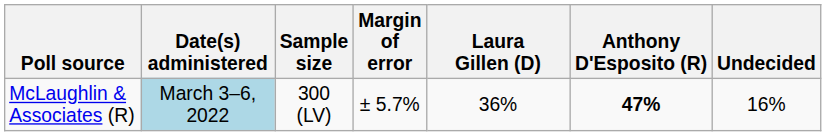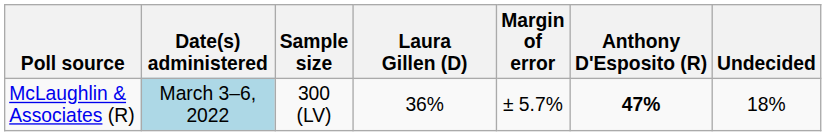columns swapped: (390, 42) <-> (498, 52)
(766, 104) 16% -> (766, 104) 18%
